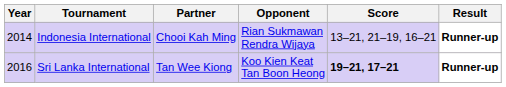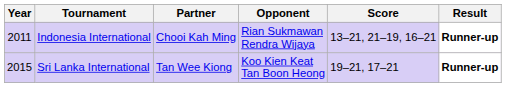(20, 38) 2014 -> (20, 38) 2011
(20, 68) 2016 -> (20, 68) 2015
(364, 68) bold -> (364, 68) normal
